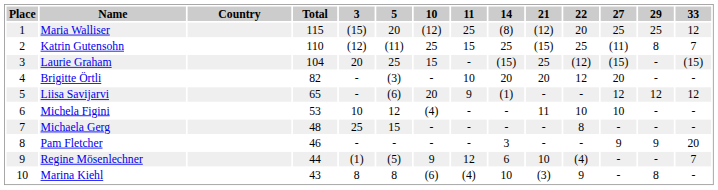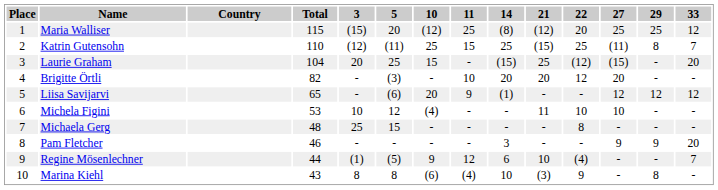(693, 62) (15) -> (693, 62) 20
